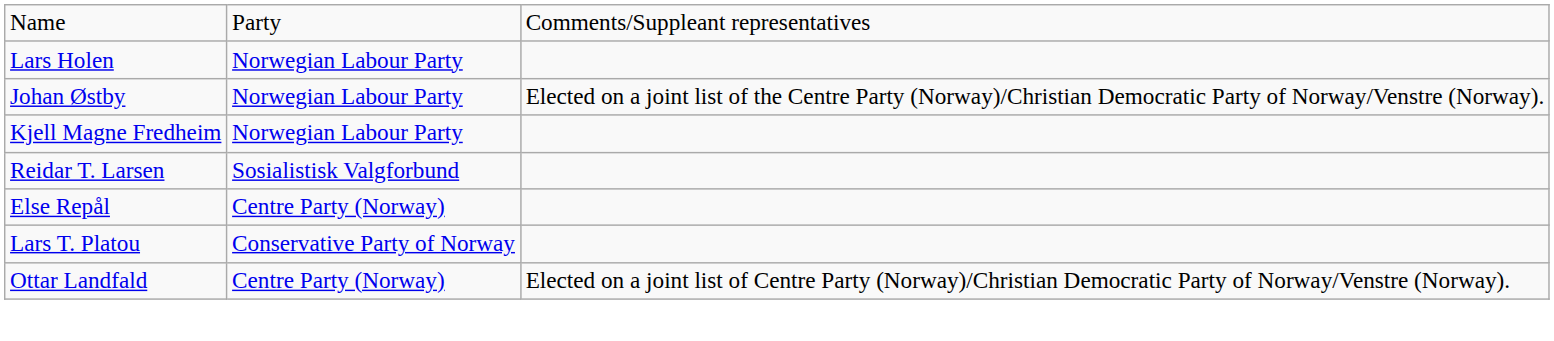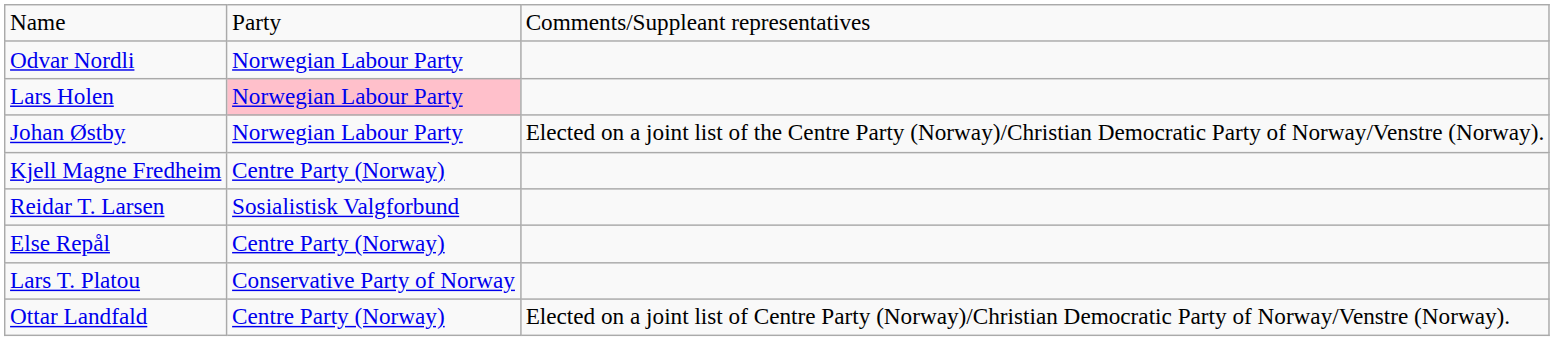+ row: (72, 59)
(347, 59) no background -> (347, 96) pink background
(347, 133) Norwegian Labour Party -> (338, 170) Centre Party (Norway)
